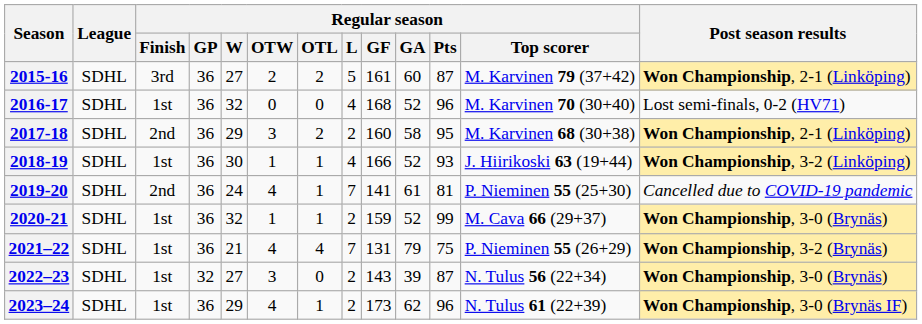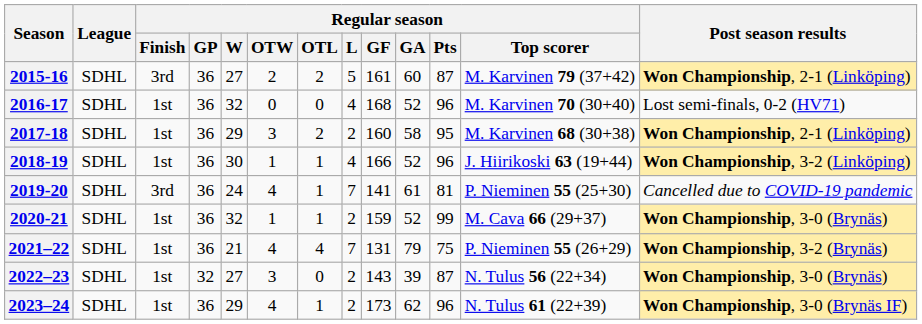(162, 133) 2nd -> (162, 133) 1st
(445, 161) 93 -> (445, 161) 96
(162, 190) 2nd -> (162, 190) 3rd
